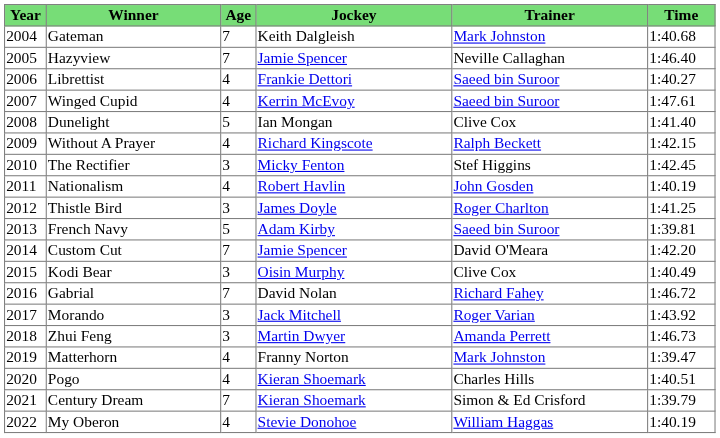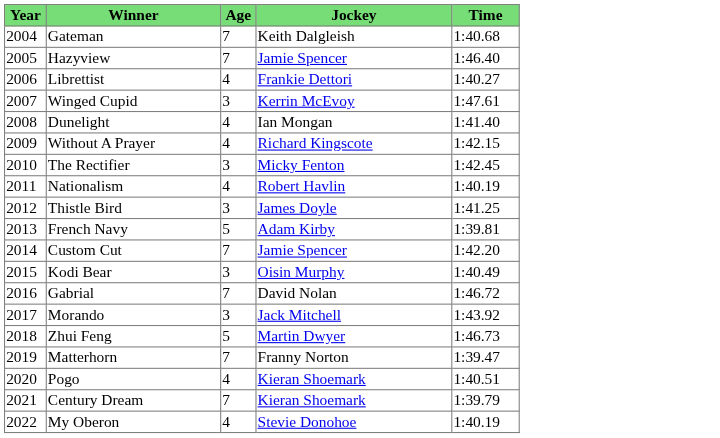- column: (550, 15)
(226, 100) 4 -> (226, 100) 3
(226, 122) 5 -> (226, 122) 4
(226, 336) 3 -> (226, 336) 5
(226, 357) 4 -> (226, 357) 7
